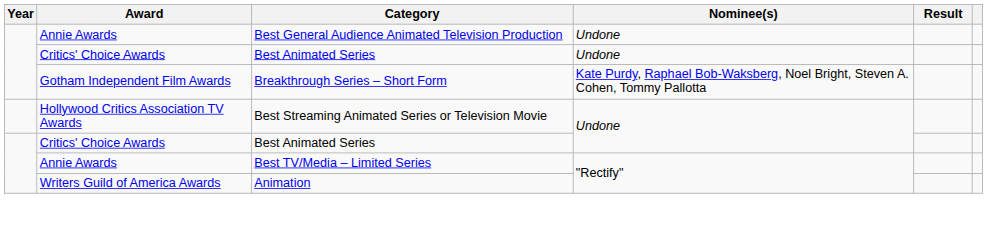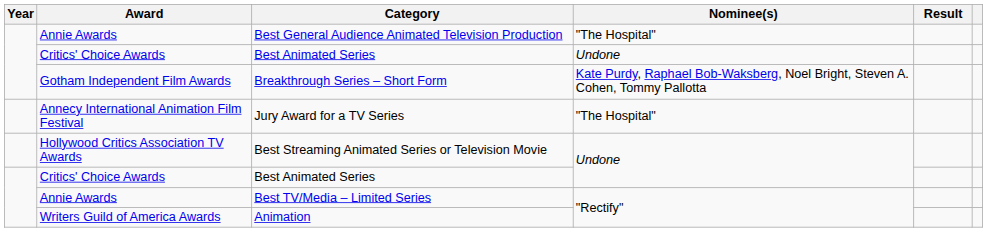(598, 34) Undone -> (616, 34) "The Hospital"
+ row: (141, 116)
